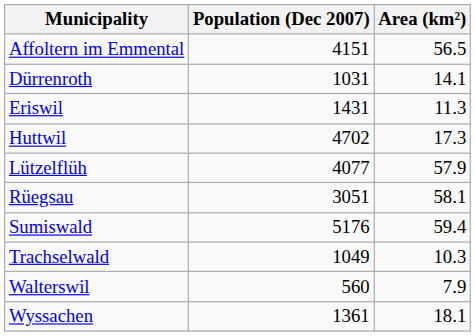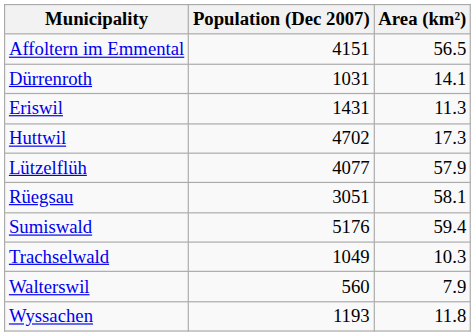(351, 316) 1361 -> (351, 316) 1193
(450, 316) 18.1 -> (450, 316) 11.8
